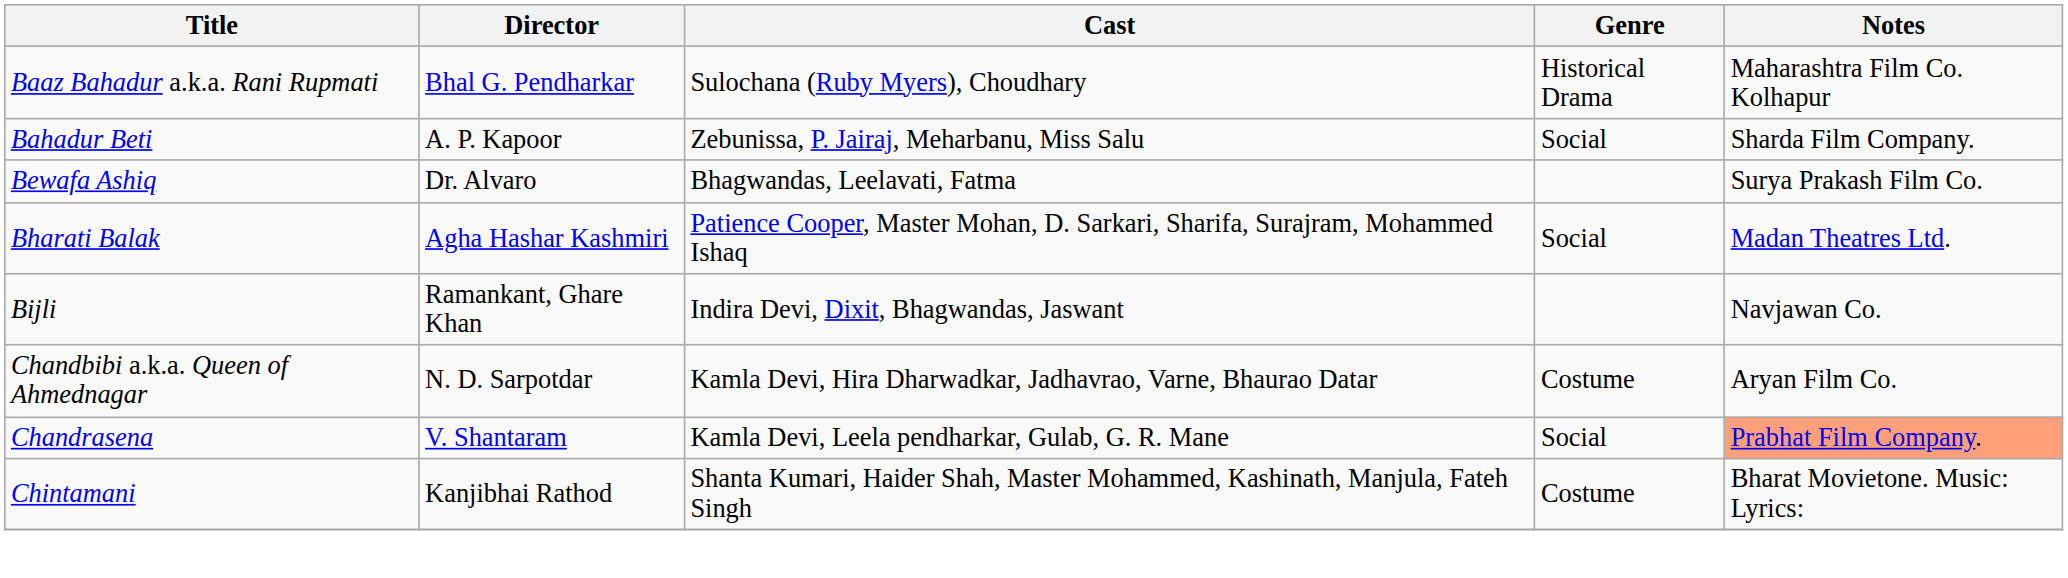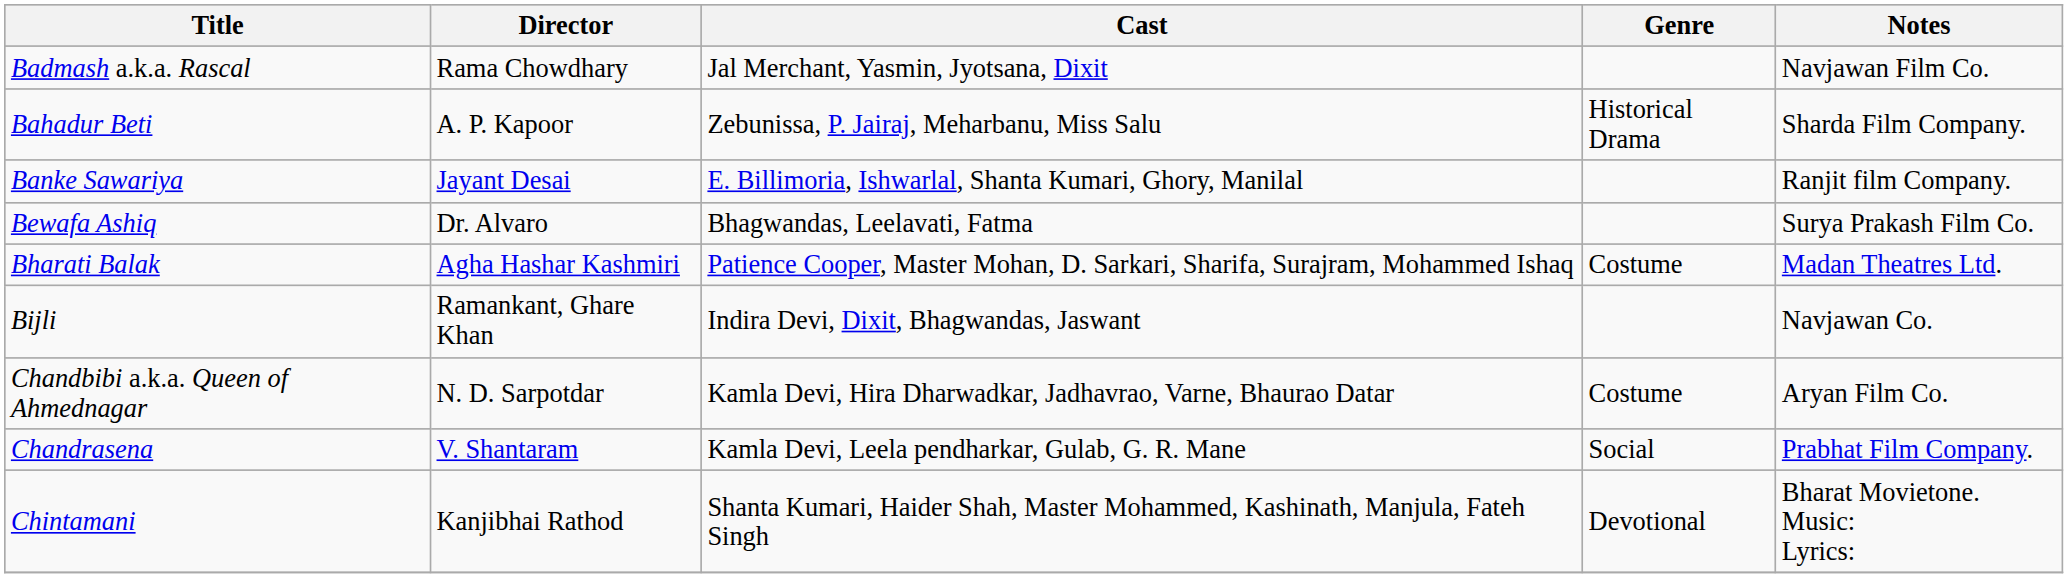- row: (195, 82)
+ row: (131, 67)
(1574, 138) Social -> (1641, 124) Historical Drama
+ row: (97, 180)
(1574, 237) Social -> (1636, 264) Costume
(1856, 437) lightsalmon background -> (1907, 449) no background
(1588, 494) Costume -> (1647, 521) Devotional
